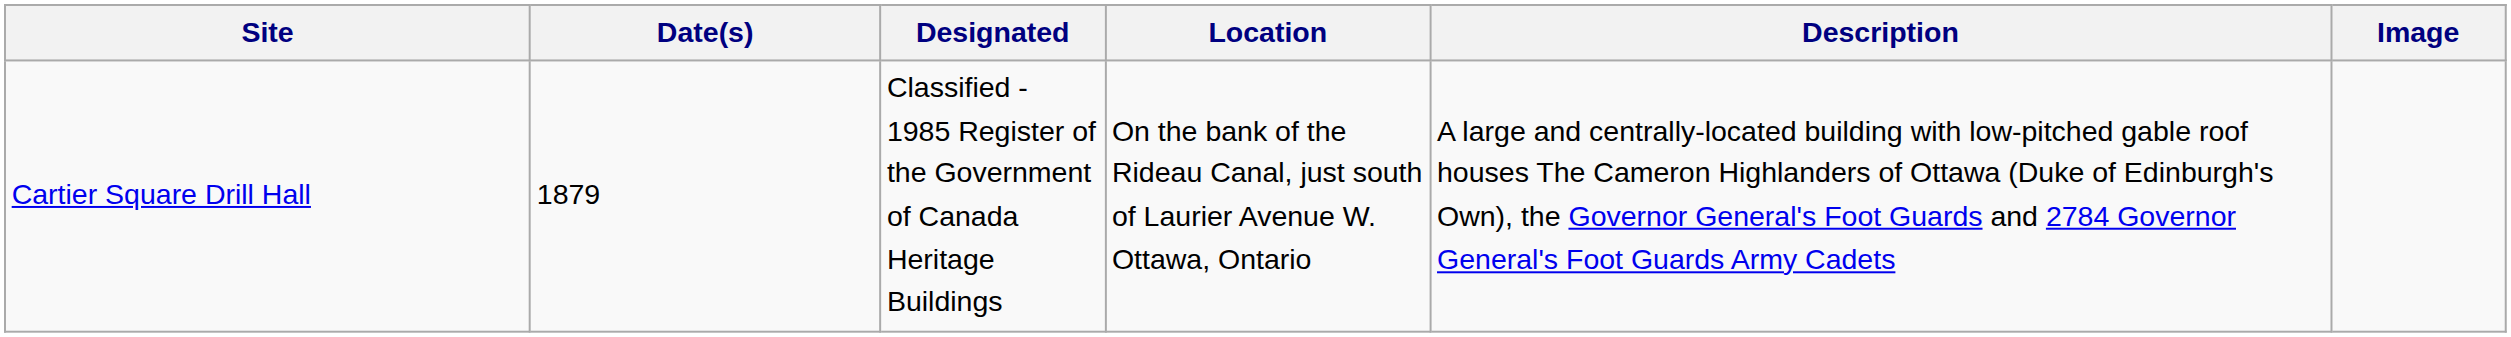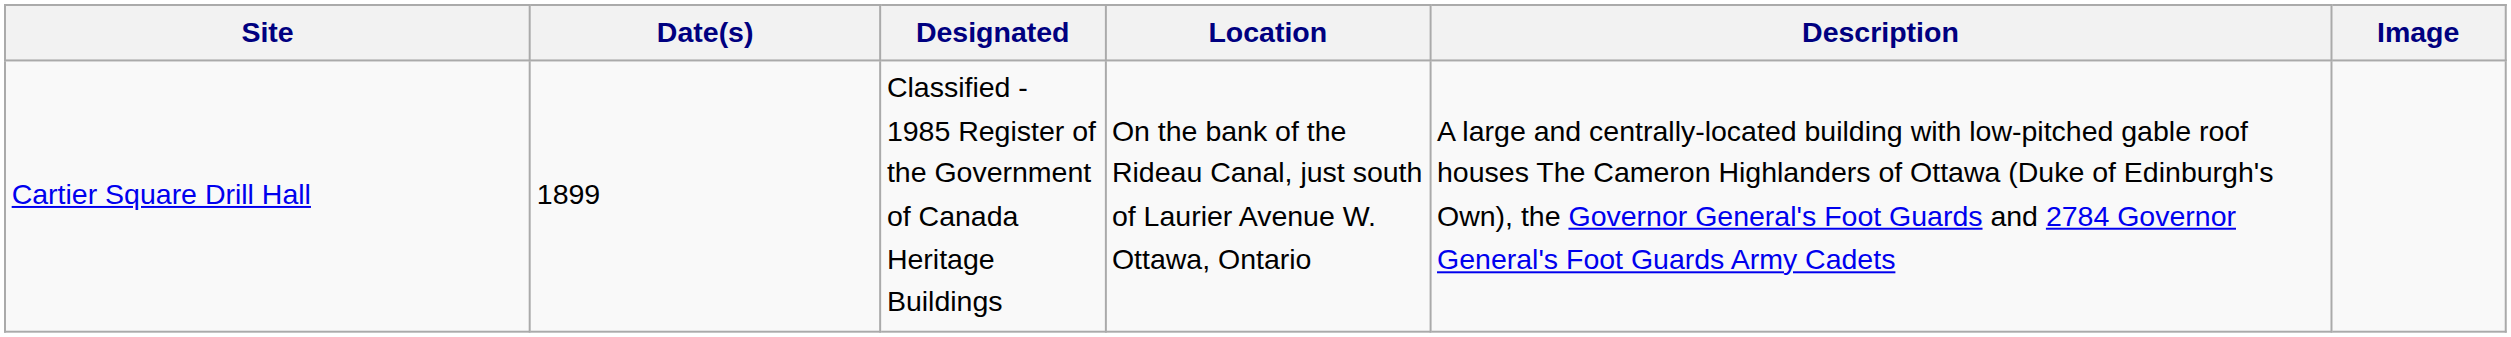(569, 195) 1879 -> (569, 195) 1899
